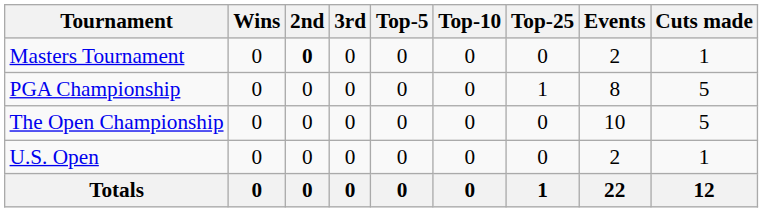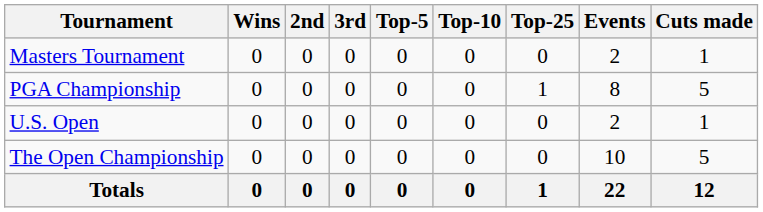(307, 55) bold -> (307, 55) normal
rows swapped: (54, 156) <-> (117, 122)
